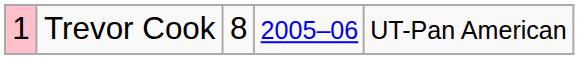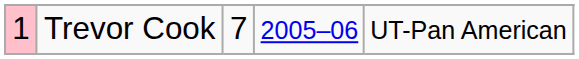(239, 29) 8 -> (239, 29) 7
